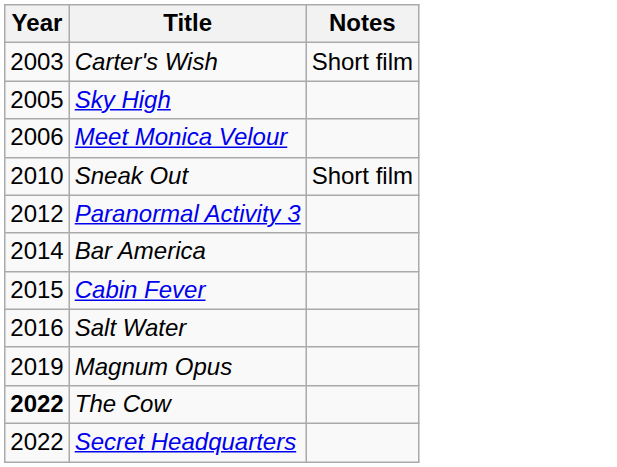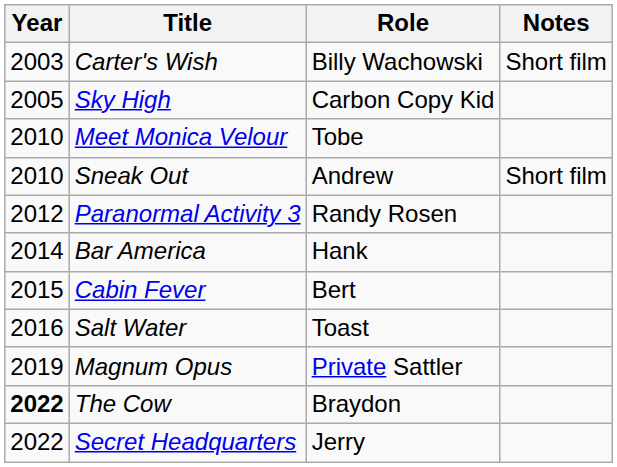+ column: (403, 23)
(37, 137) 2006 -> (37, 137) 2010
